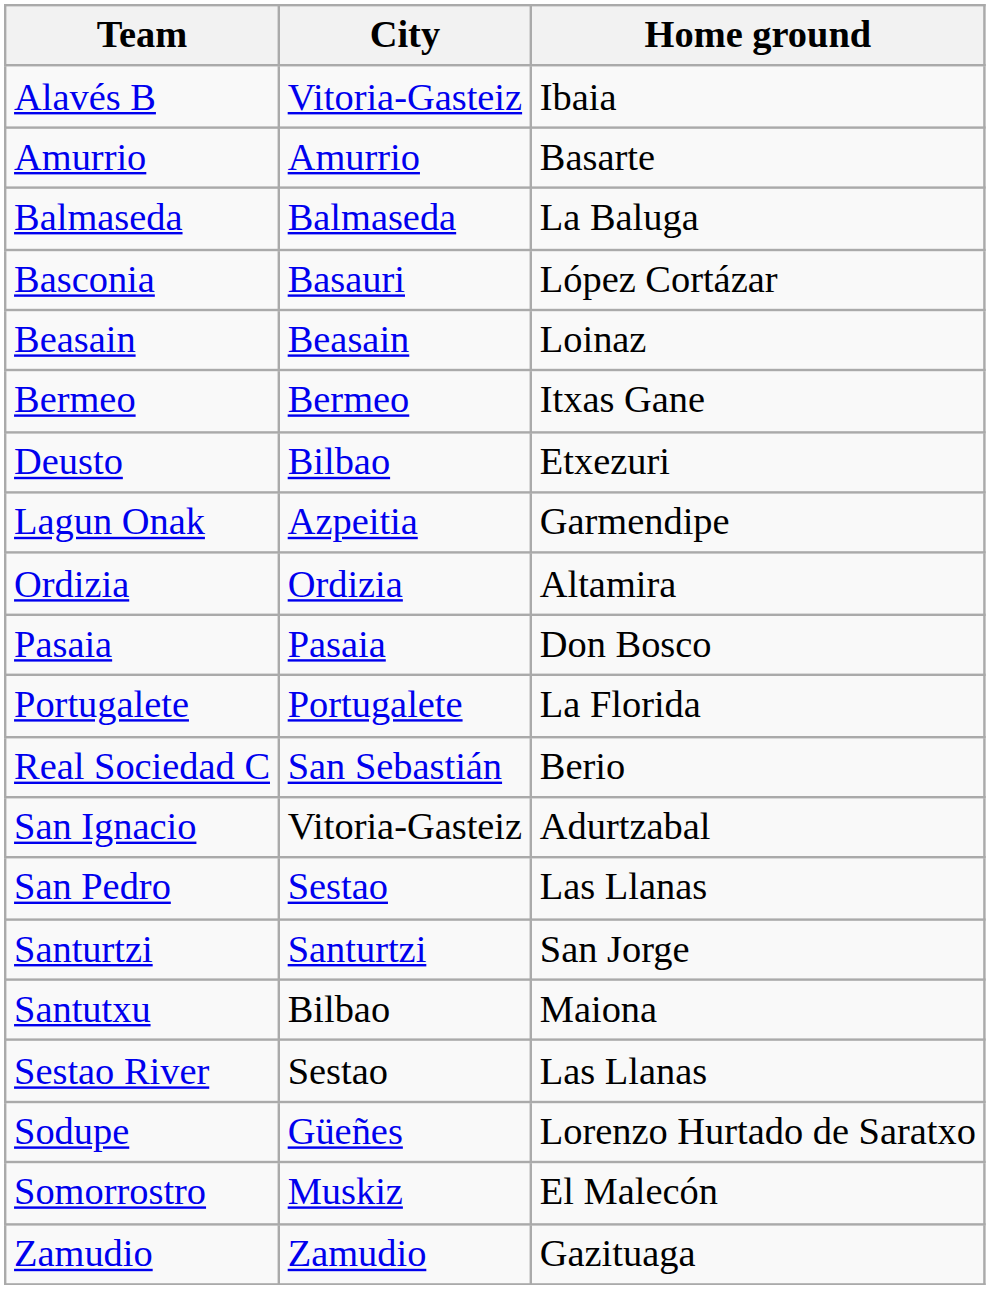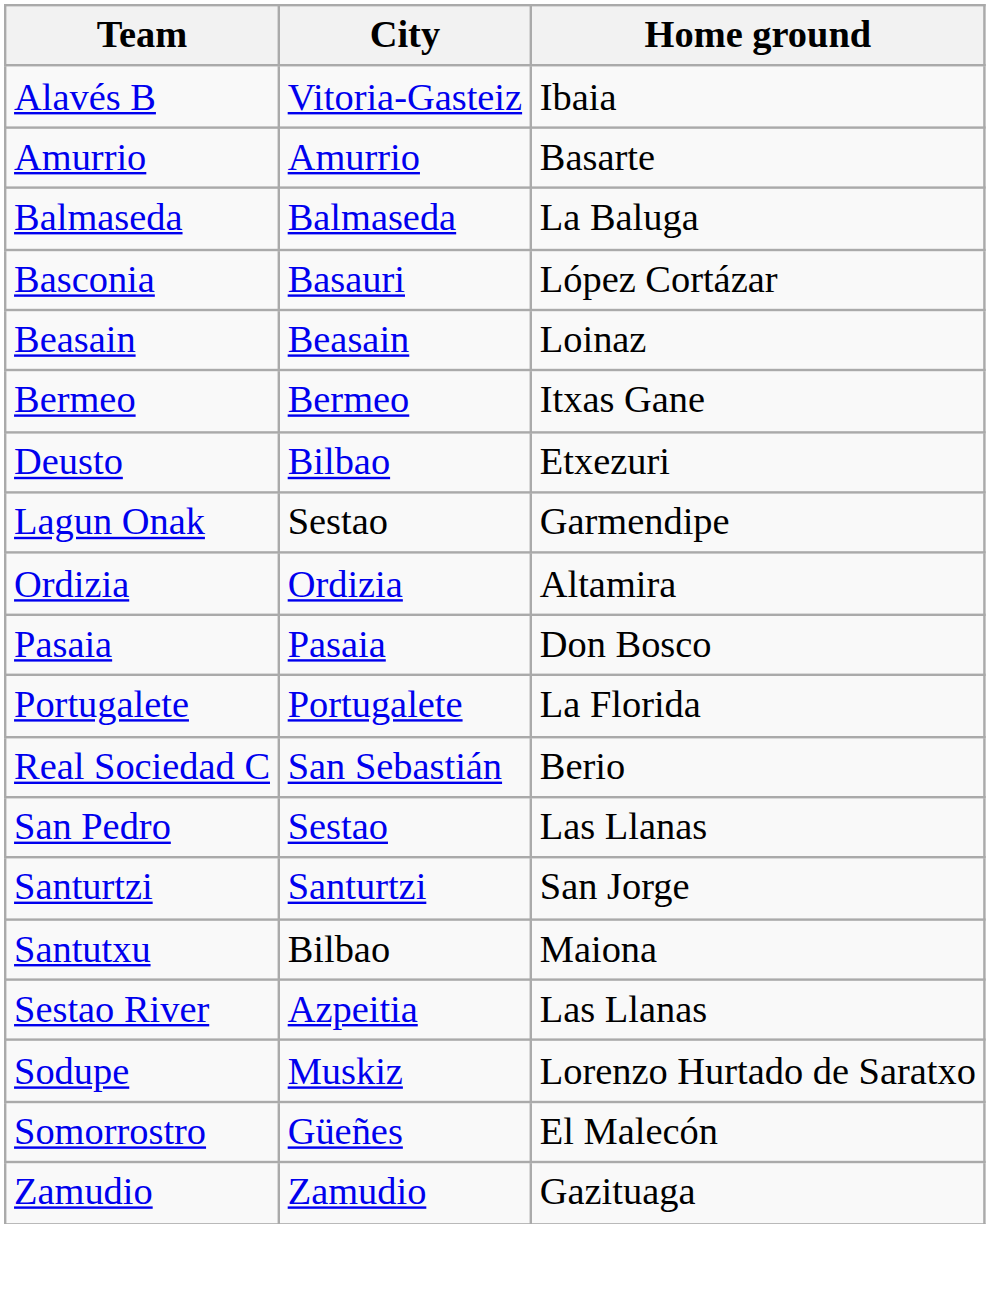(353, 522) Azpeitia -> (338, 522) Sestao
- row: (105, 826)
(338, 1070) Sestao -> (353, 1009) Azpeitia
(345, 1131) Güeñes -> (345, 1070) Muskiz
(345, 1192) Muskiz -> (345, 1131) Güeñes
